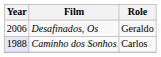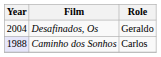(17, 28) 2006 -> (17, 28) 2004
